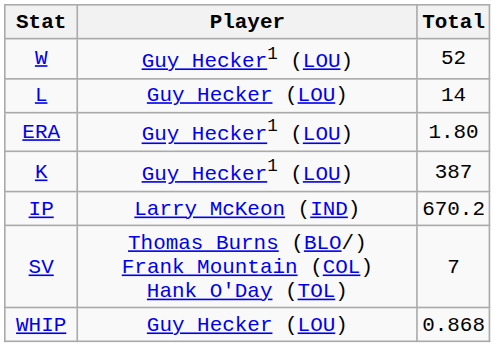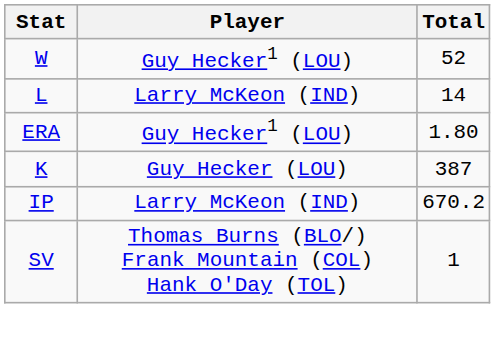(247, 95) Guy Hecker (LOU) -> (247, 95) Larry McKeon (IND)
(247, 172) Guy Hecker1 (LOU) -> (247, 169) Guy Hecker (LOU)
(454, 267) 7 -> (454, 261) 1
- row: (41, 325)
